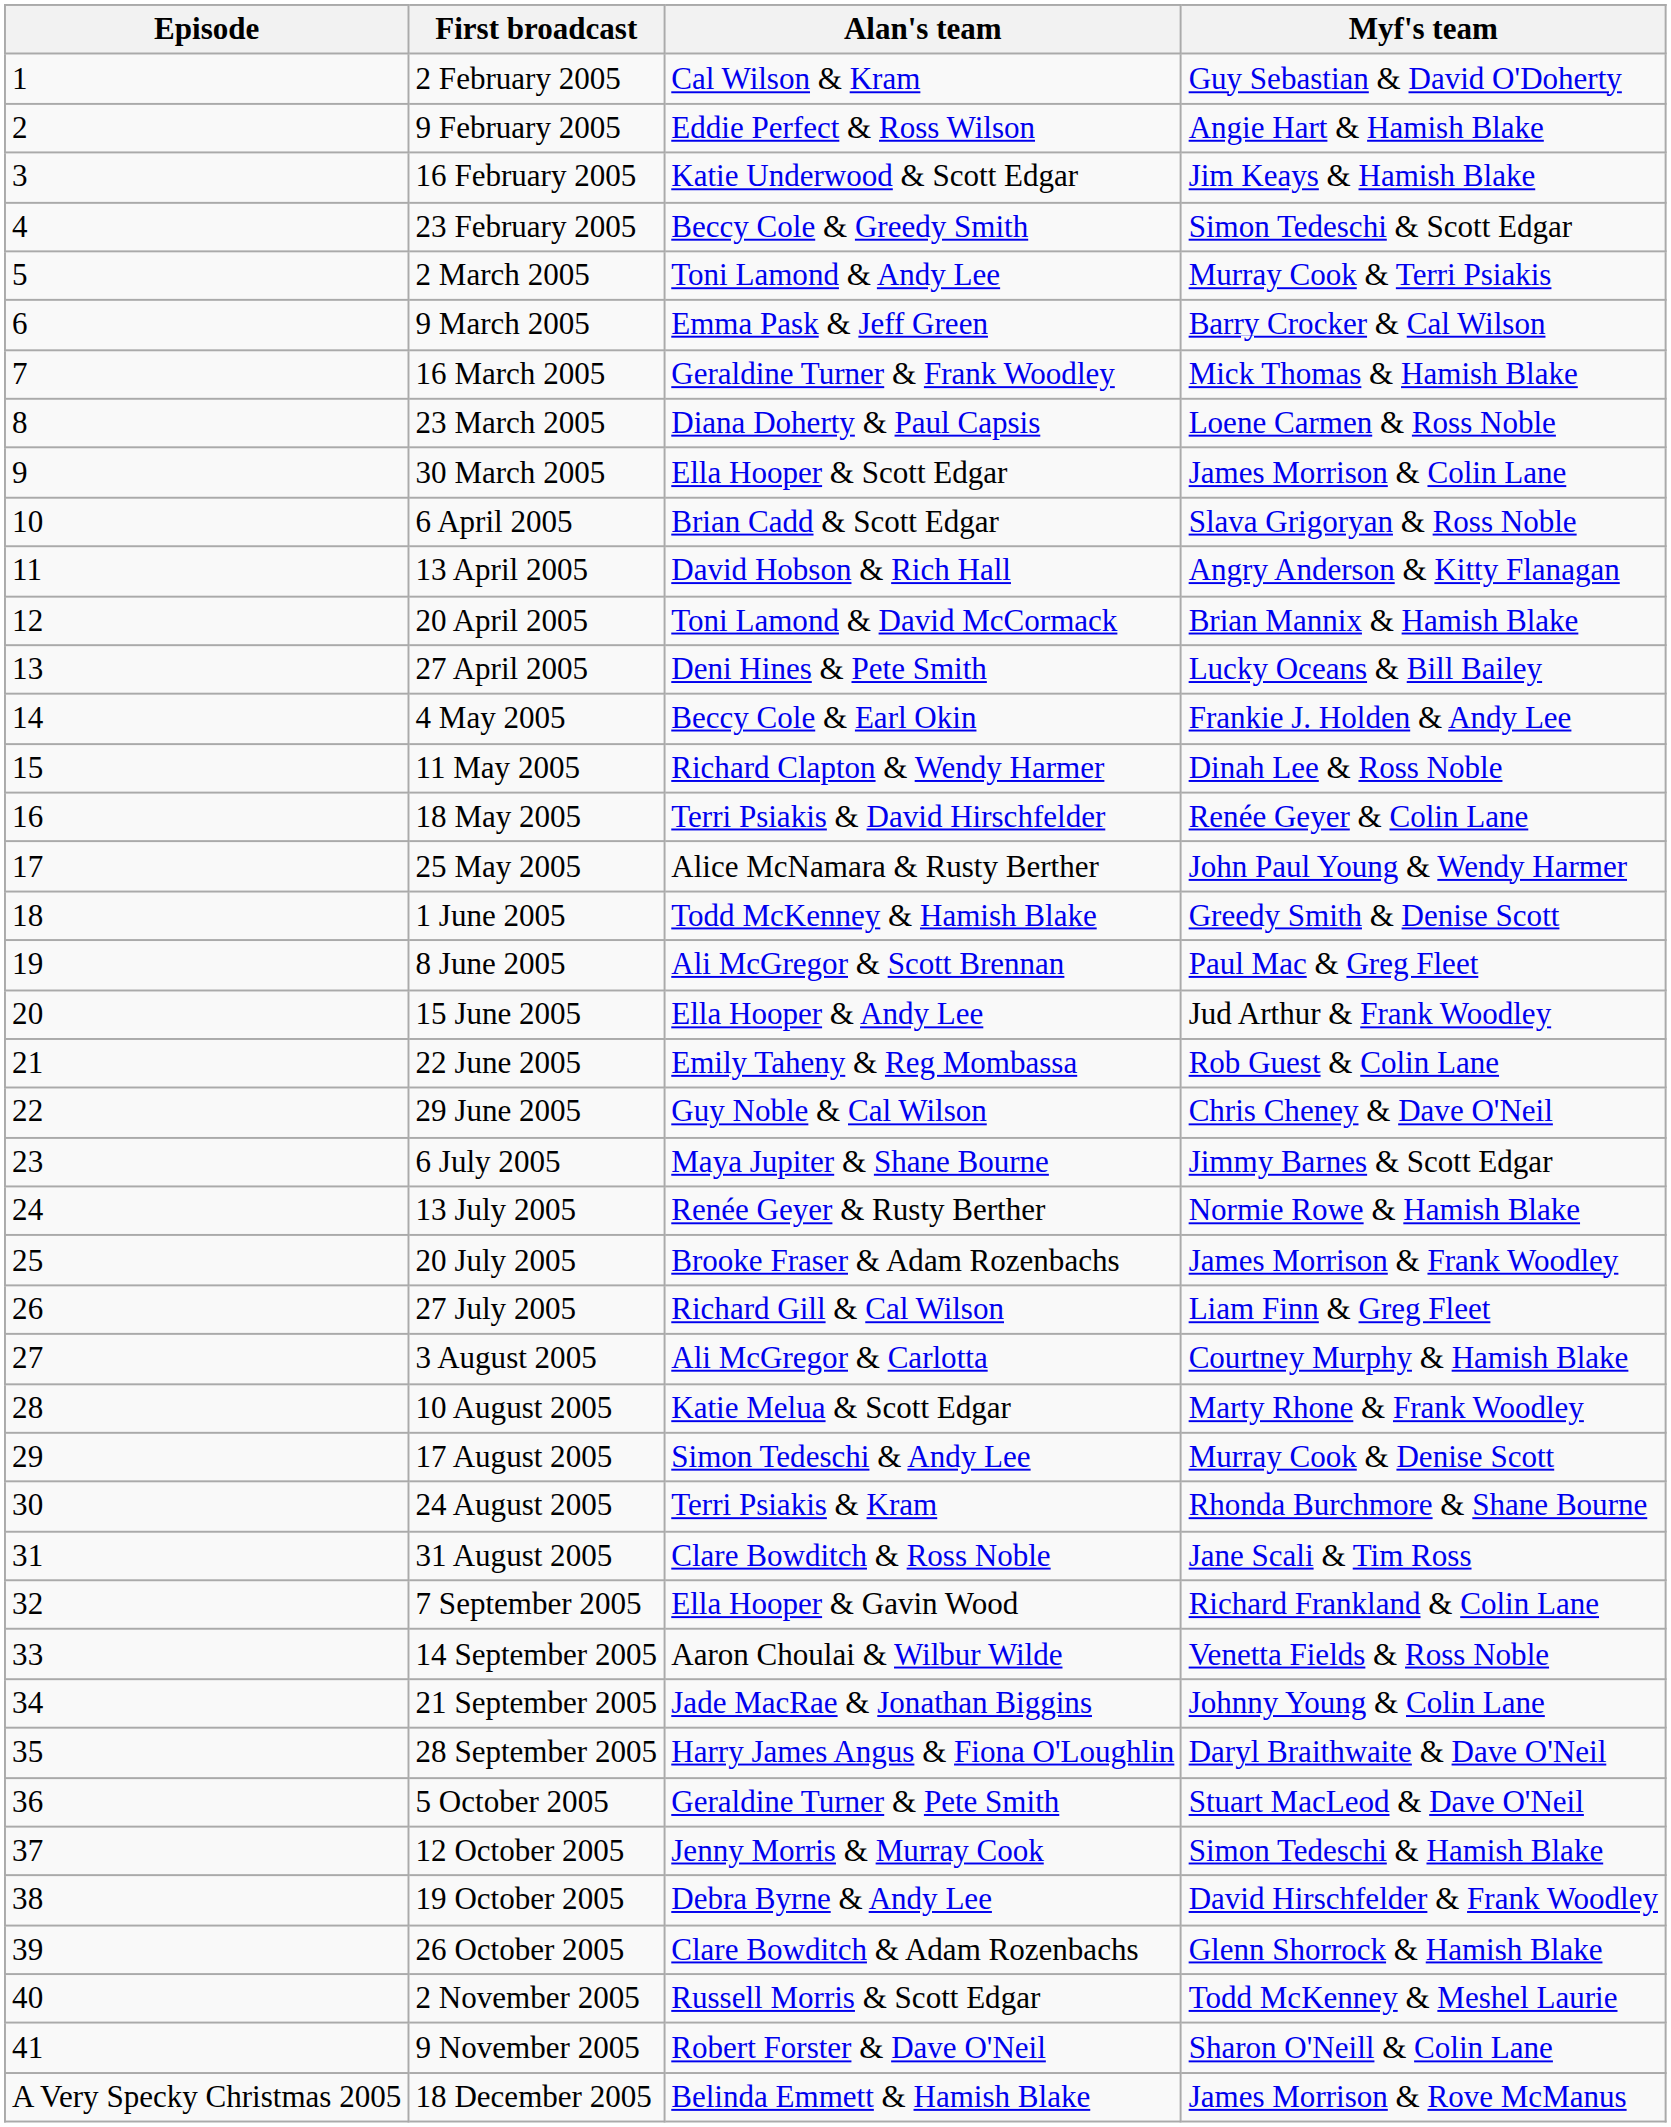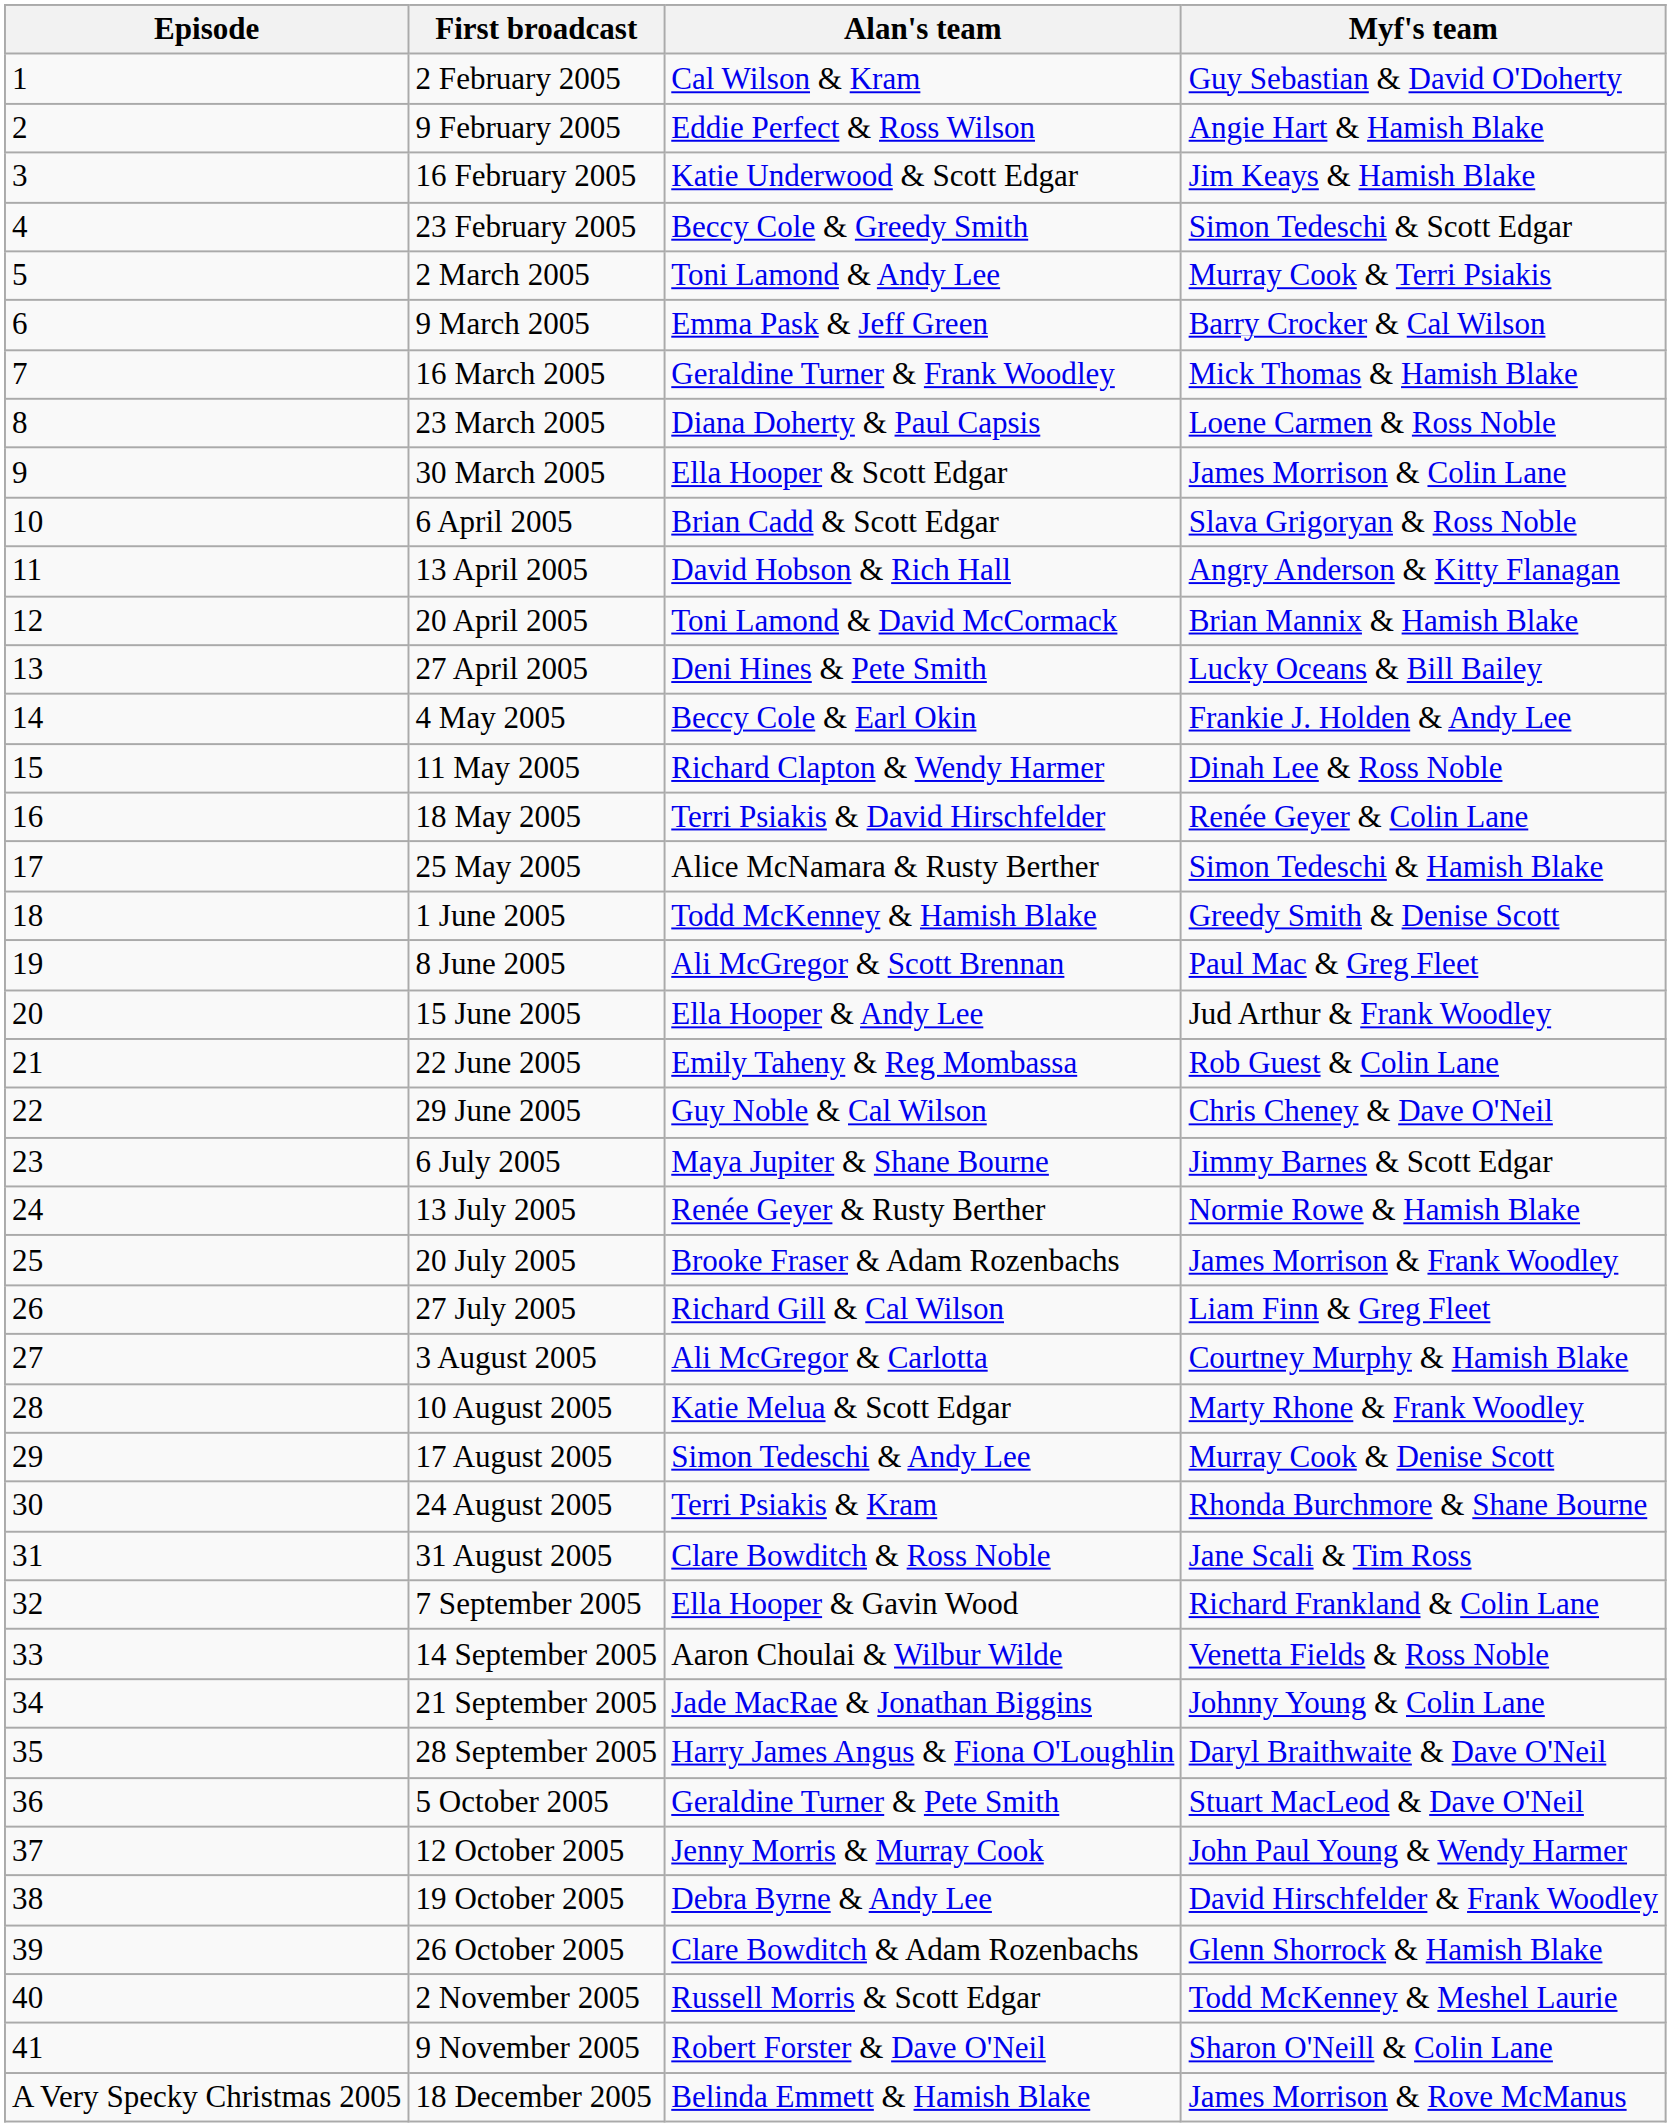(1408, 865) John Paul Young & Wendy Harmer -> (1396, 865) Simon Tedeschi & Hamish Blake
(1396, 1850) Simon Tedeschi & Hamish Blake -> (1408, 1850) John Paul Young & Wendy Harmer
